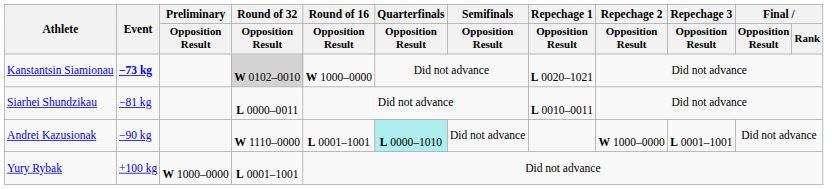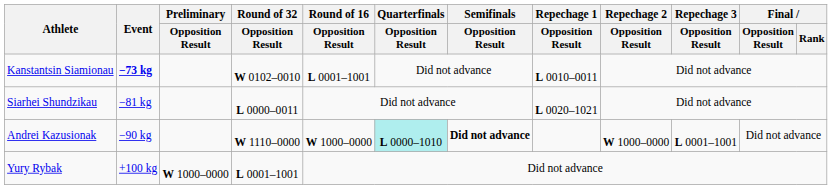(267, 77) lightgrey background -> (267, 77) no background
(339, 77) W 1000–0000 -> (339, 77) L 0001–1001
(562, 77) L 0020–1021 -> (566, 77) L 0010–0011
(562, 110) L 0010–0011 -> (566, 110) L 0020–1021
(339, 142) L 0001–1001 -> (339, 142) W 1000–0000
(488, 136) normal -> (490, 136) bold
